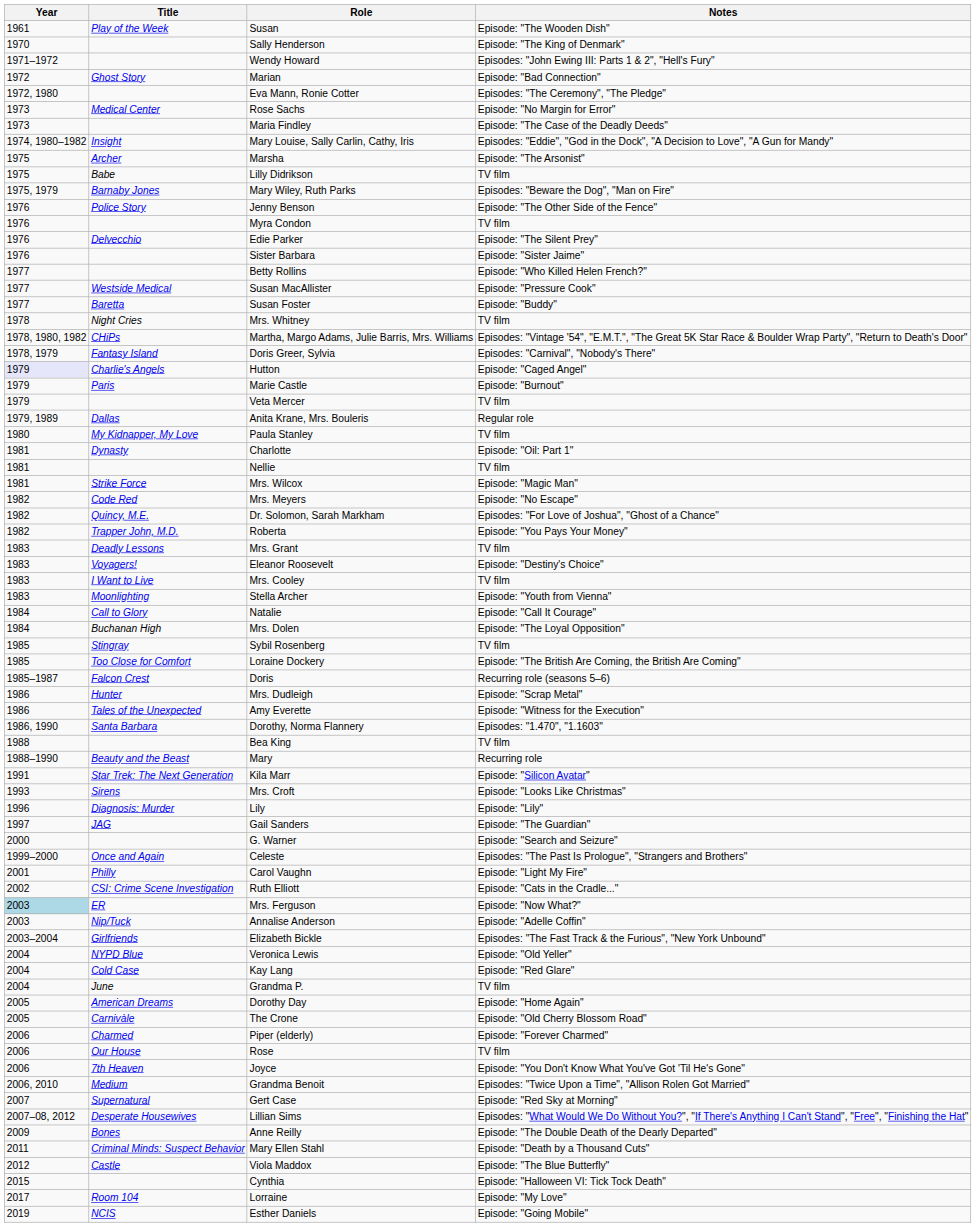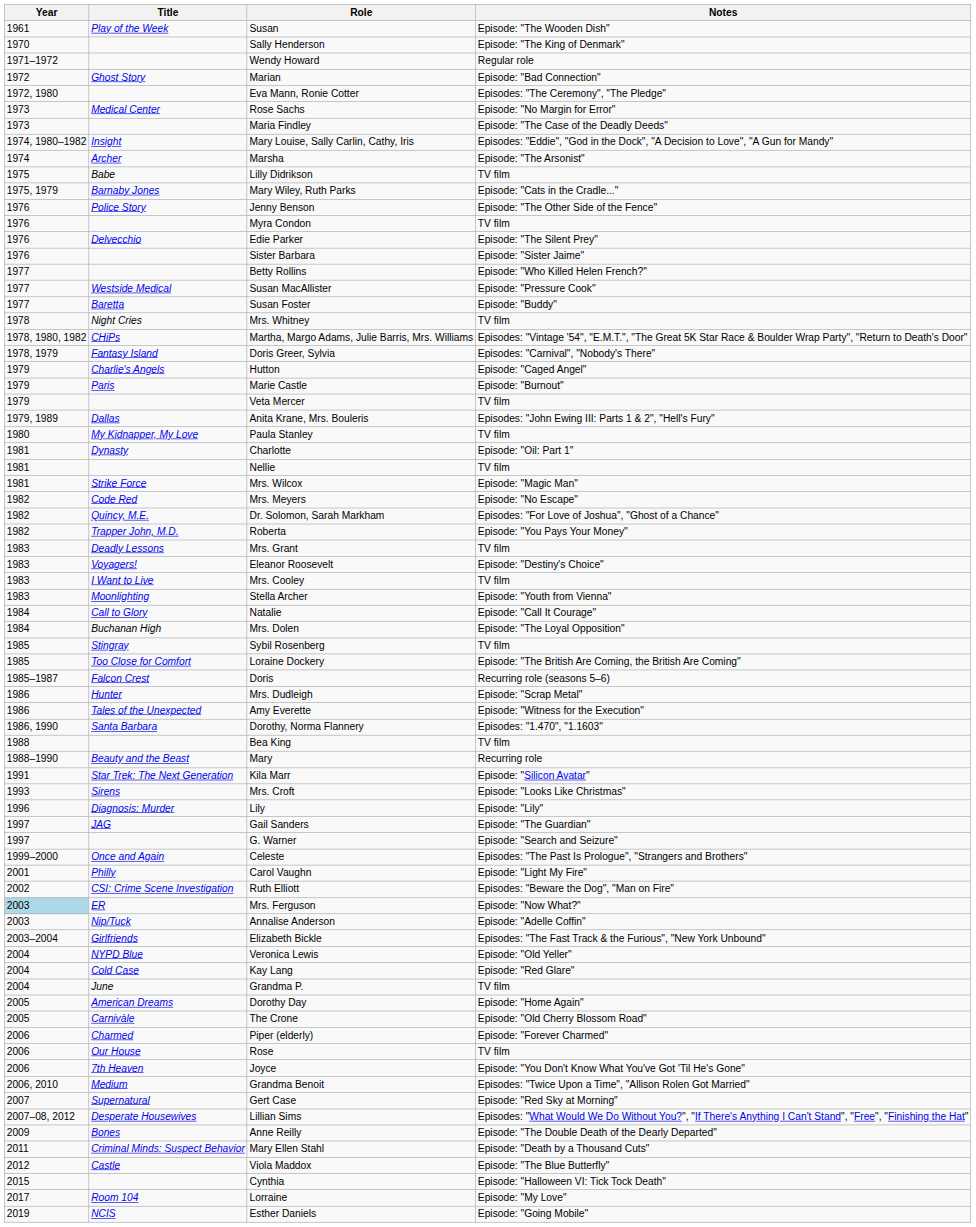(596, 61) Episodes: "John Ewing III: Parts 1 & 2", "Hell's Fury" -> (506, 61) Regular role
(18, 158) 1975 -> (18, 158) 1974
(576, 191) Episodes: "Beware the Dog", "Man on Fire" -> (548, 191) Episode: "Cats in the Cradle..."
(18, 369) lavender background -> (18, 369) no background
(506, 418) Regular role -> (596, 418) Episodes: "John Ewing III: Parts 1 & 2", "Hell's Fury"
(18, 840) 2000 -> (18, 840) 1997
(548, 889) Episode: "Cats in the Cradle..." -> (576, 889) Episodes: "Beware the Dog", "Man on Fire"
